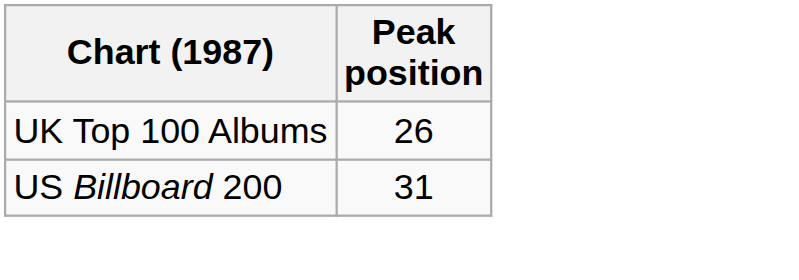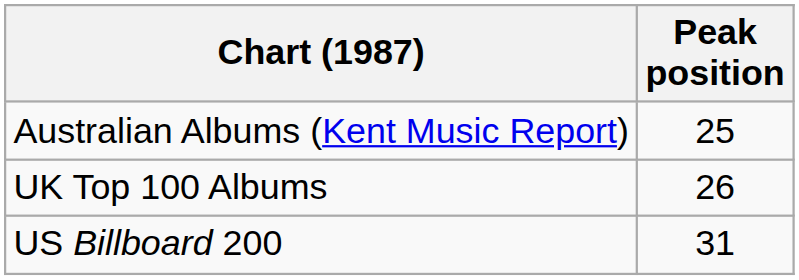+ row: (321, 130)
